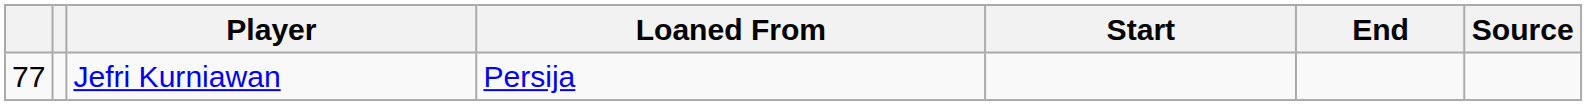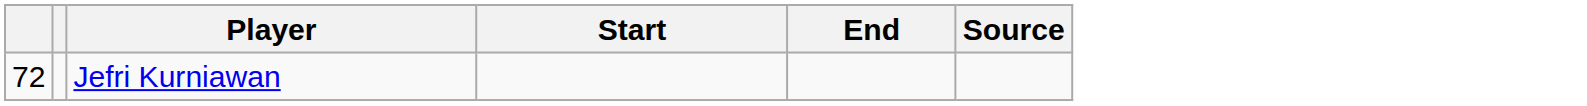- column: (731, 29)
(29, 77) 77 -> (29, 77) 72
